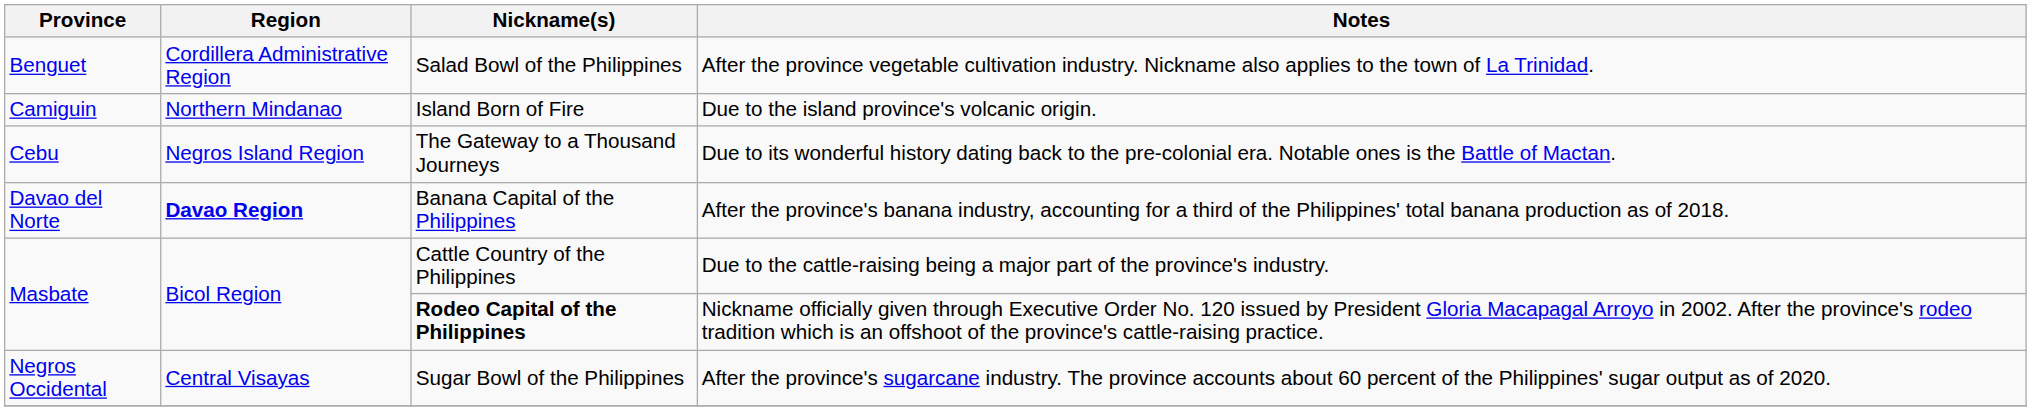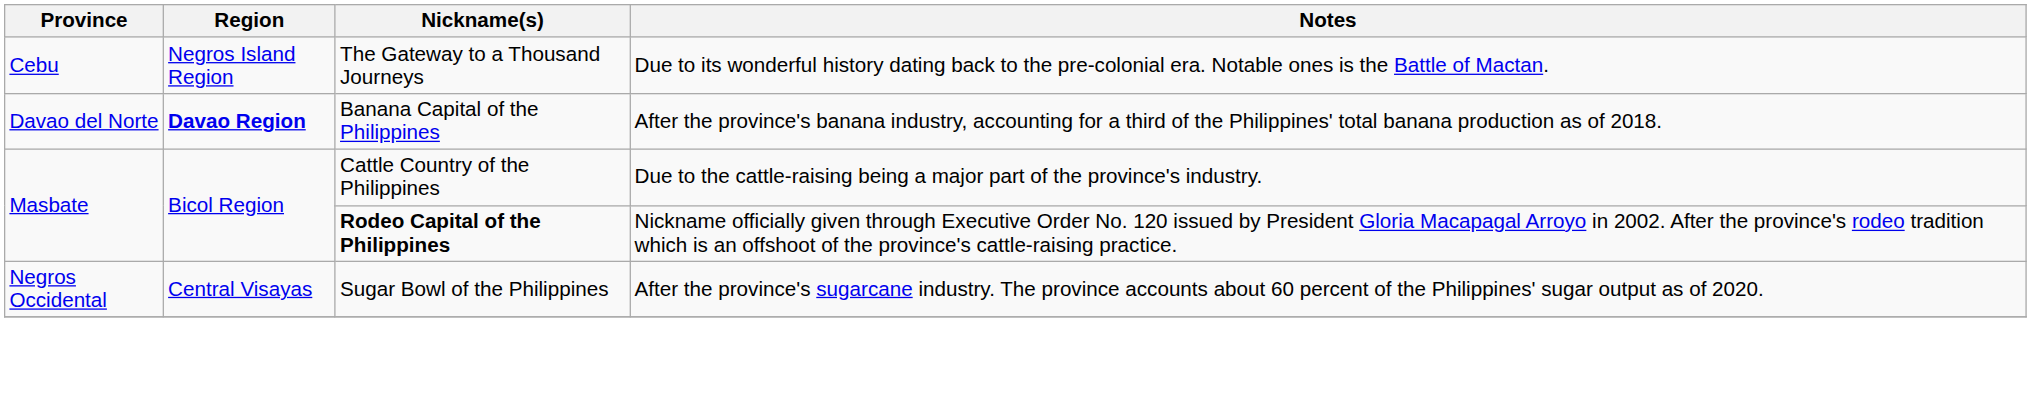- row: (549, 65)
- row: (500, 109)
